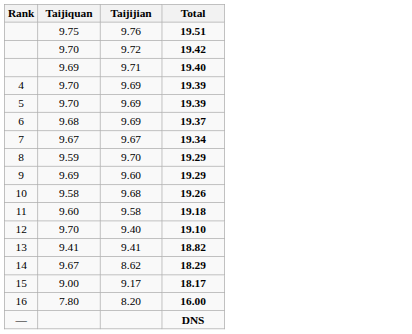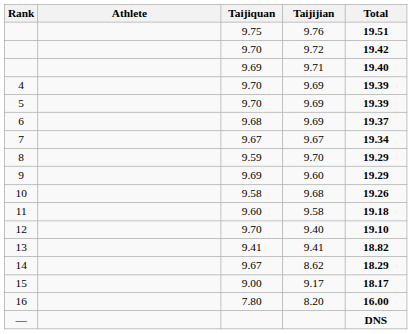+ column: (129, 13)
